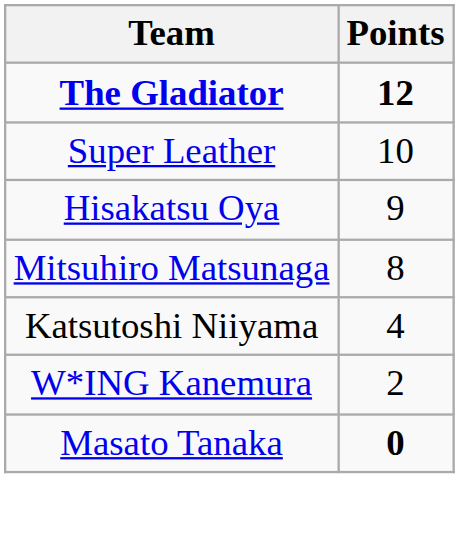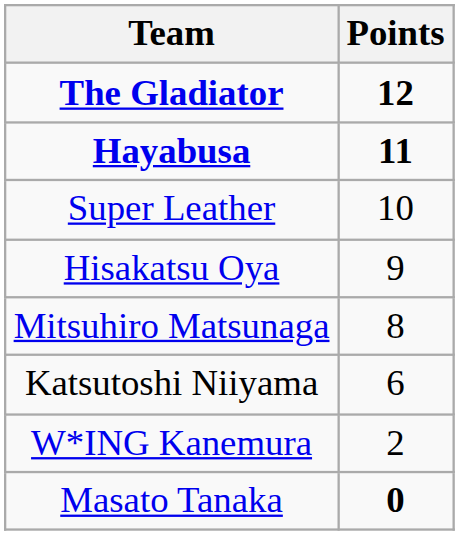+ row: (172, 150)
(396, 325) 4 -> (396, 383) 6
